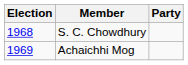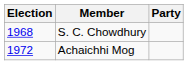(20, 50) 1969 -> (20, 50) 1972
